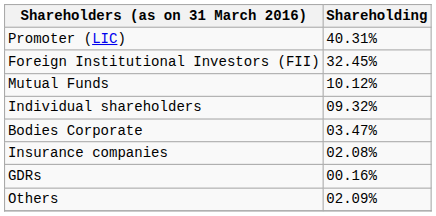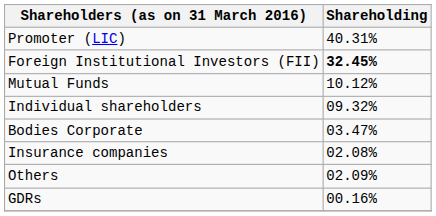(352, 62) normal -> (352, 62) bold
rows swapped: (25, 176) <-> (33, 199)
